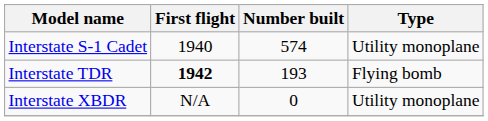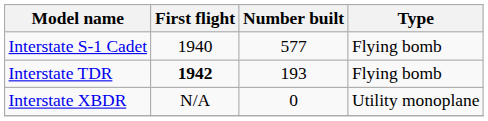(294, 45) 574 -> (294, 45) 577
(416, 45) Utility monoplane -> (397, 45) Flying bomb
